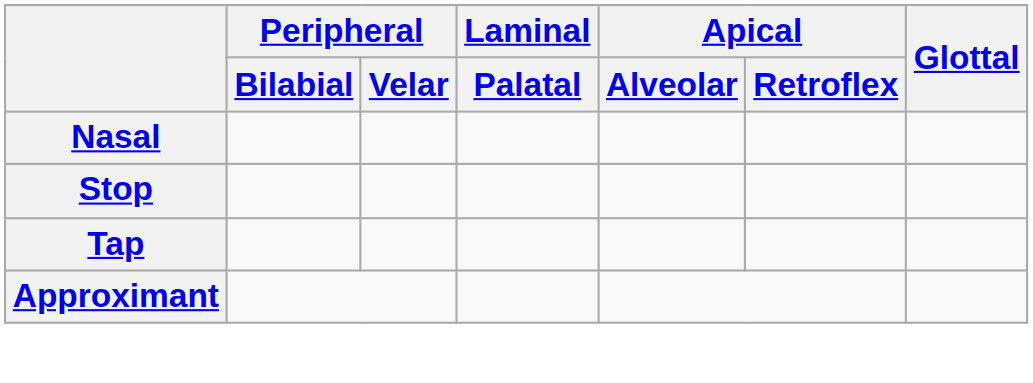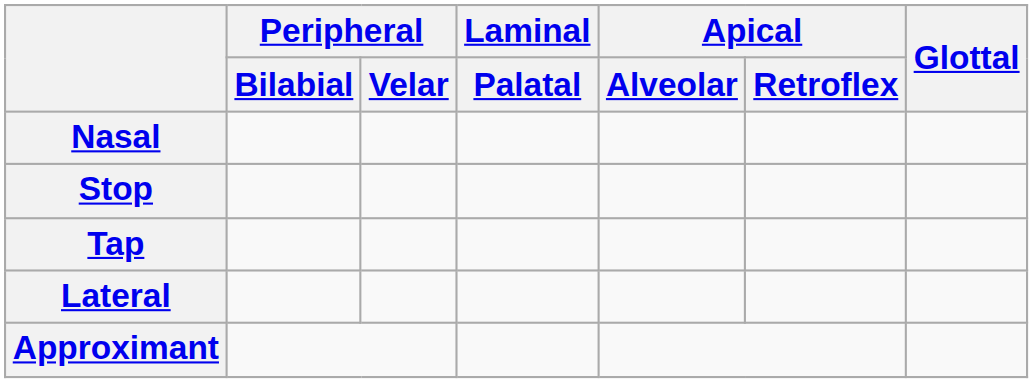+ row: (116, 296)
